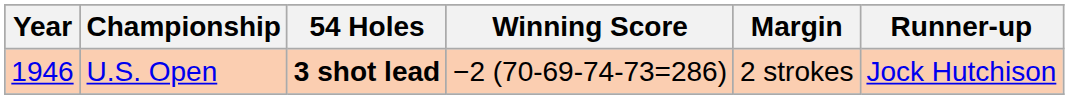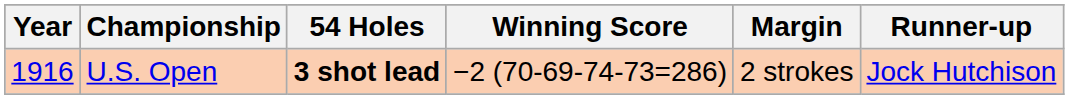(42, 71) 1946 -> (42, 71) 1916
